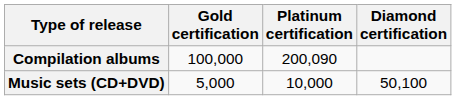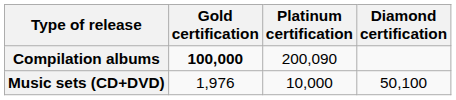(215, 58) normal -> (215, 58) bold
(215, 82) 5,000 -> (215, 82) 1,976
